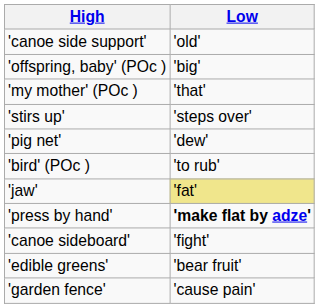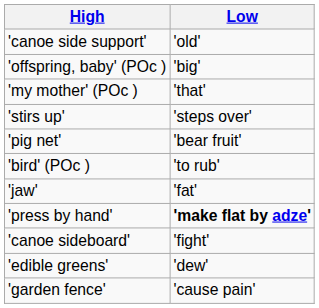(191, 141) 'dew' -> (207, 141) 'bear fruit'
(185, 191) khaki background -> (185, 191) no background
(207, 265) 'bear fruit' -> (191, 265) 'dew'
